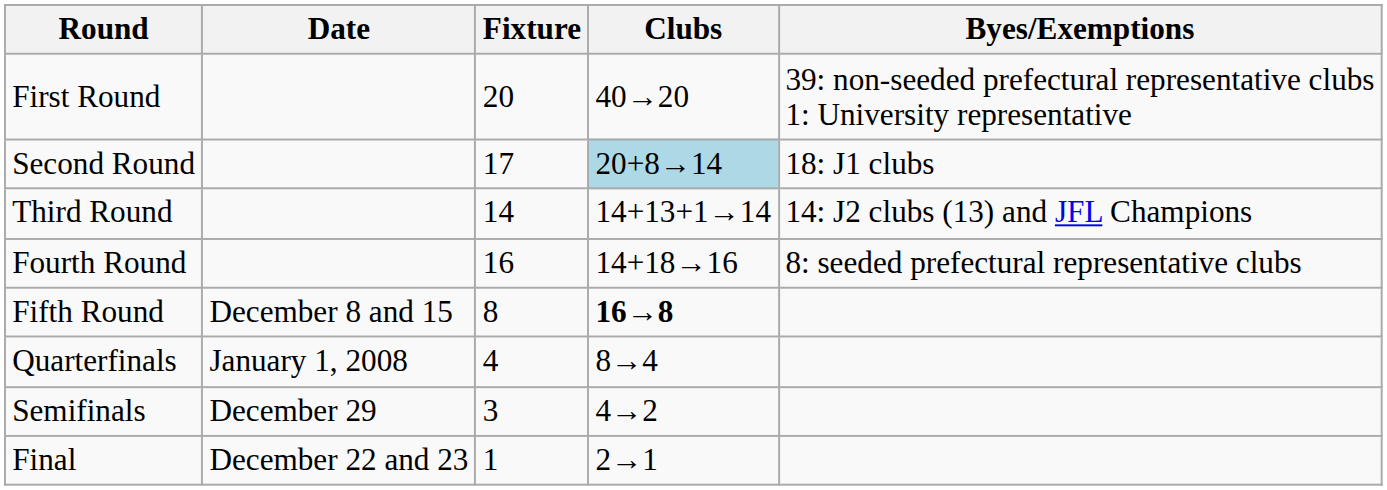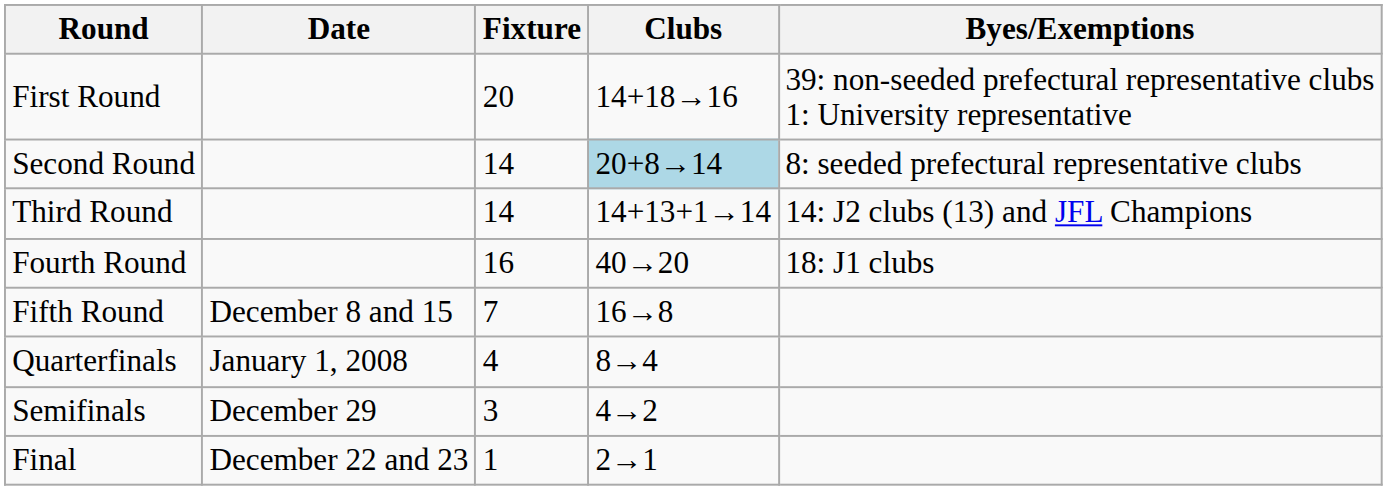(642, 96) 40→20 -> (667, 96) 14+18→16
(498, 163) 17 -> (498, 163) 14
(860, 163) 18: J1 clubs -> (1044, 163) 8: seeded prefectural representative clubs
(667, 262) 14+18→16 -> (642, 262) 40→20
(1044, 262) 8: seeded prefectural representative clubs -> (860, 262) 18: J1 clubs
(491, 311) 8 -> (491, 311) 7
(634, 311) bold -> (634, 311) normal
